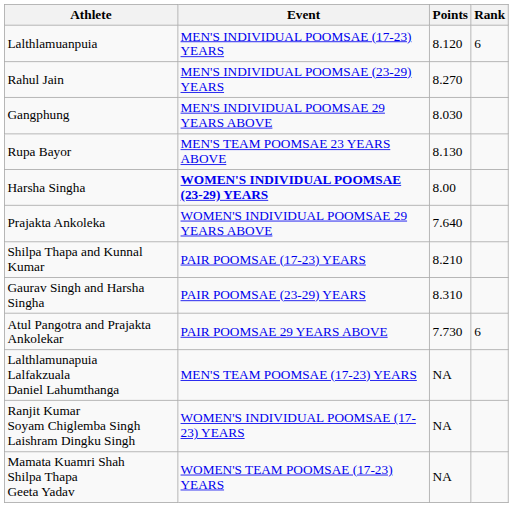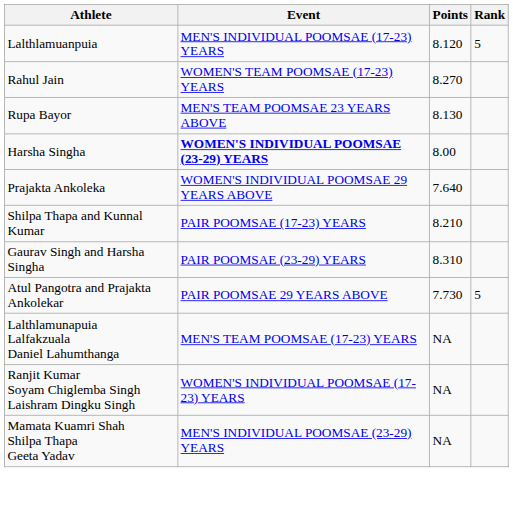(477, 43) 6 -> (477, 43) 5
(296, 79) MEN'S INDIVIDUAL POOMSAE (23-29) YEARS -> (287, 79) WOMEN'S TEAM POOMSAE (17-23) YEARS
- row: (38, 115)
(477, 331) 6 -> (477, 295) 5
(287, 476) WOMEN'S TEAM POOMSAE (17-23) YEARS -> (296, 440) MEN'S INDIVIDUAL POOMSAE (23-29) YEARS
